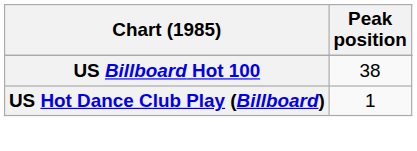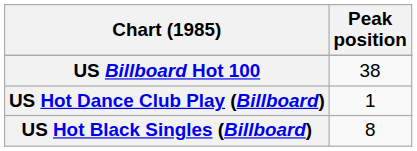+ row: (167, 130)
